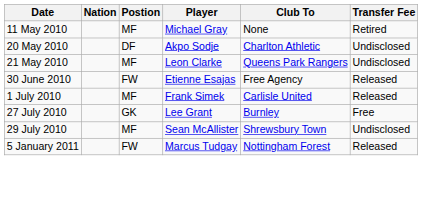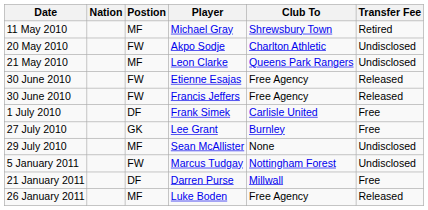(256, 29) None -> (291, 29) Shrewsbury Town
(128, 46) DF -> (135, 46) FW
+ row: (205, 96)
(129, 96) MF -> (134, 113) DF
(375, 96) Released -> (369, 113) Free
(285, 130) Shrewsbury Town -> (262, 146) None
(375, 146) Released -> (387, 163) Undisclosed
+ row: (202, 180)
+ row: (199, 197)
